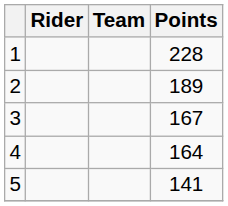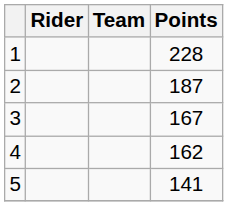(186, 86) 189 -> (186, 86) 187
(186, 151) 164 -> (186, 151) 162
